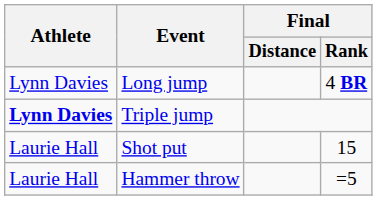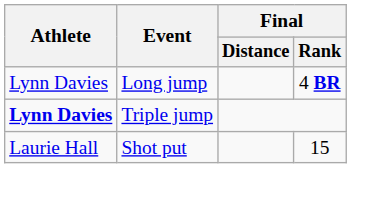- row: (181, 179)
